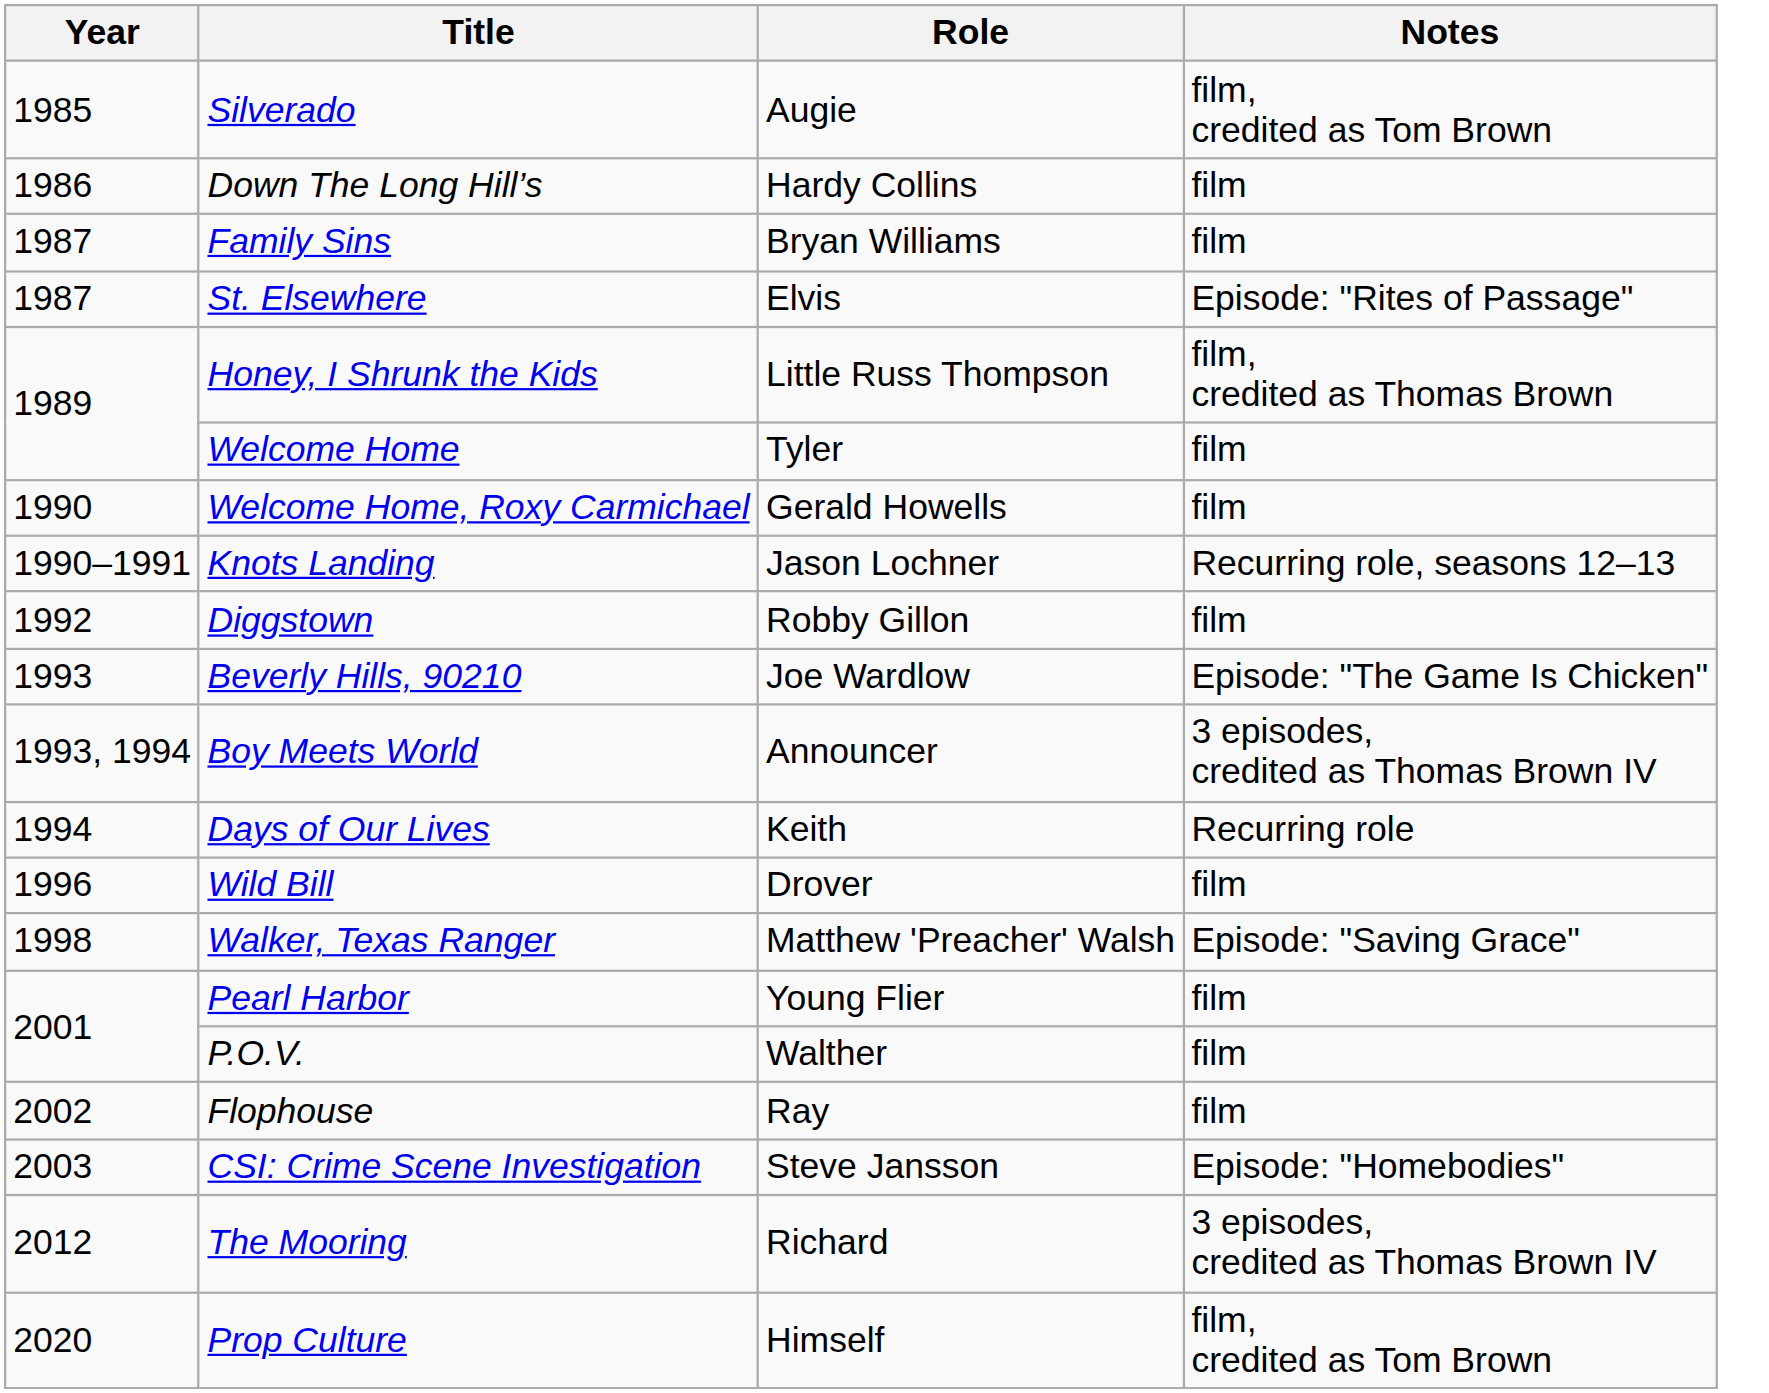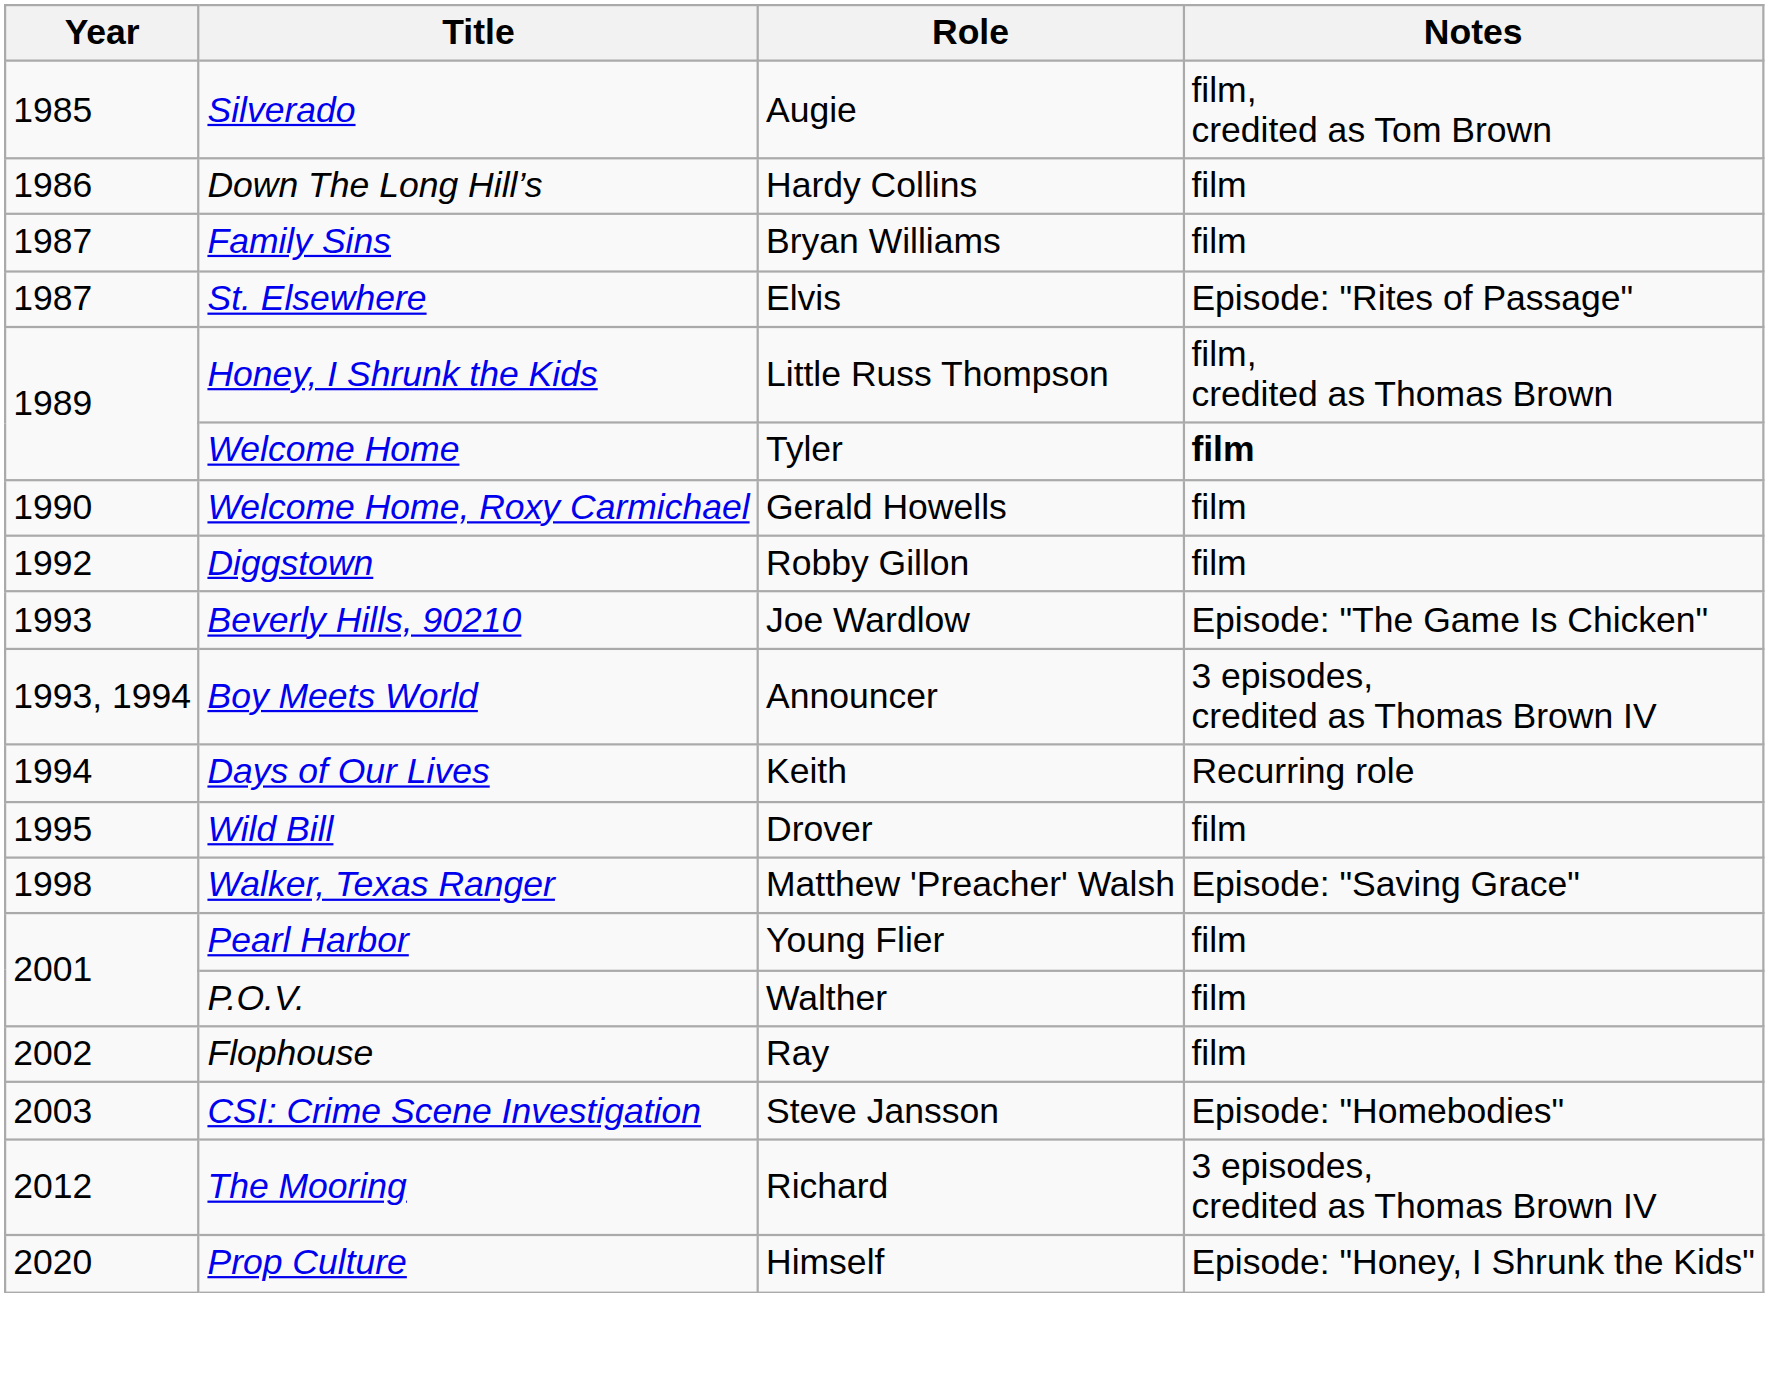(1219, 450) normal -> (1223, 450) bold
- row: (321, 563)
(53, 884) 1996 -> (53, 828) 1995
(1372, 1339) film, credited as Tom Brown -> (1473, 1262) Episode: "Honey, I Shrunk the Kids"
